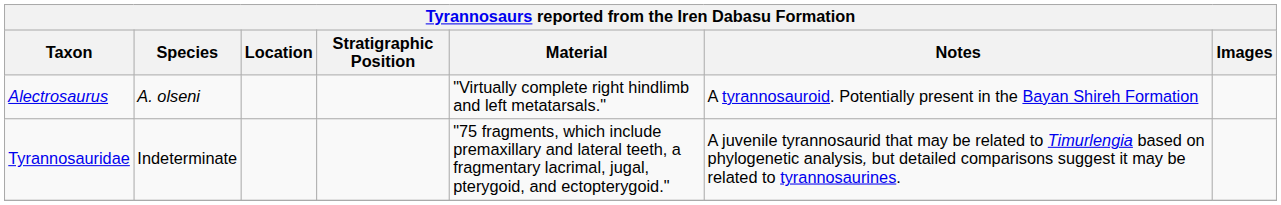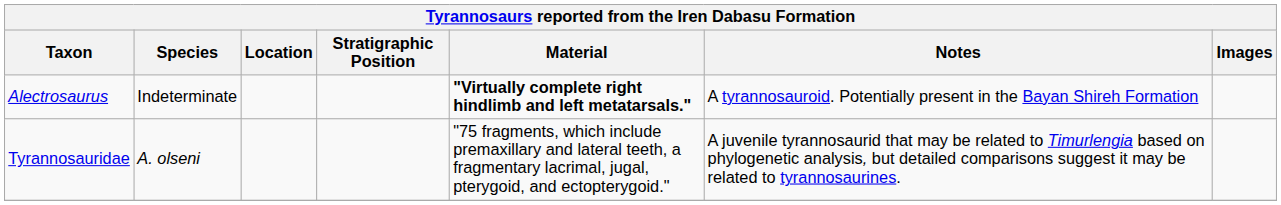(169, 96) A. olseni -> (187, 96) Indeterminate
(571, 96) normal -> (572, 96) bold
(187, 159) Indeterminate -> (169, 159) A. olseni
